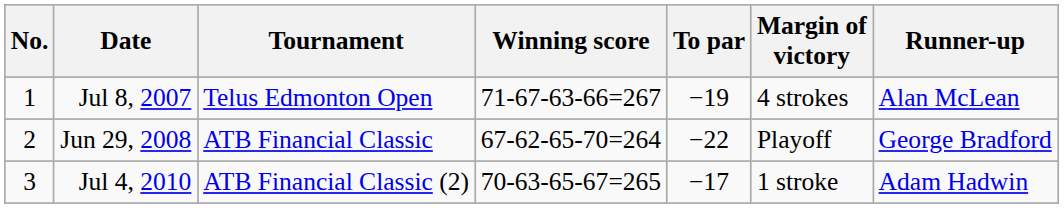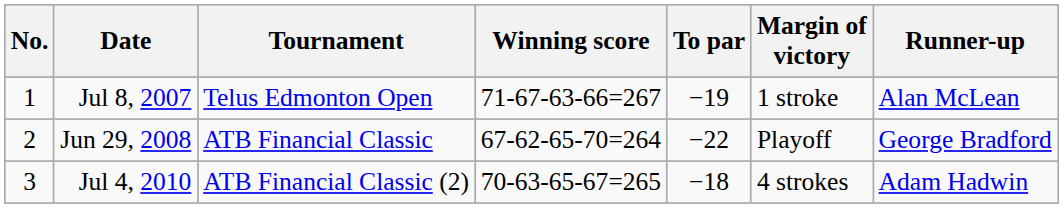(803, 98) 4 strokes -> (798, 98) 1 stroke
(709, 182) −17 -> (709, 182) −18
(798, 182) 1 stroke -> (803, 182) 4 strokes
